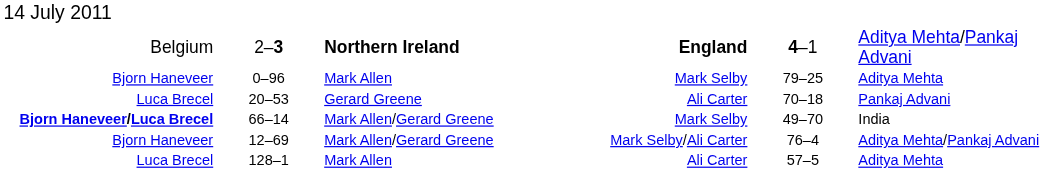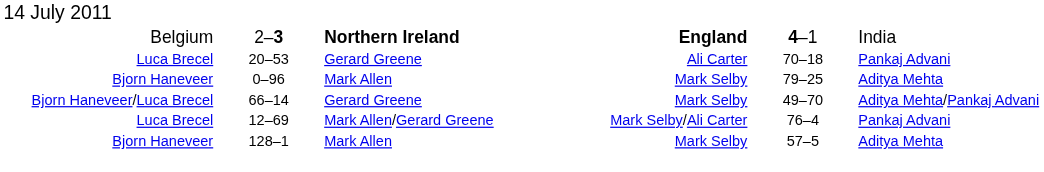(938, 47) Aditya Mehta/Pankaj Advani -> (877, 37) India
rows swapped: (269, 78) <-> (269, 99)
(116, 119) bold -> (122, 100) normal
(409, 119) Mark Allen/Gerard Greene -> (373, 100) Gerard Greene
(874, 119) India -> (949, 100) Aditya Mehta/Pankaj Advani
(163, 140) Bjorn Haneveer -> (175, 121) Luca Brecel
(949, 140) Aditya Mehta/Pankaj Advani -> (904, 121) Pankaj Advani
(175, 161) Luca Brecel -> (163, 141) Bjorn Haneveer
(717, 161) Ali Carter -> (711, 141) Mark Selby
